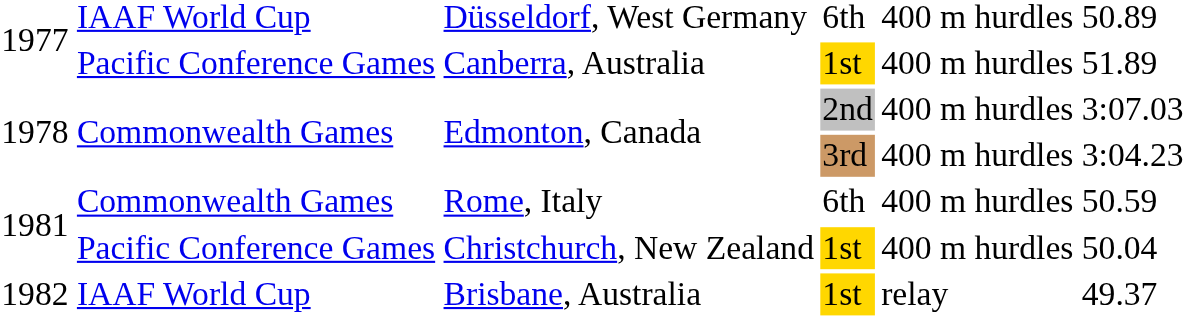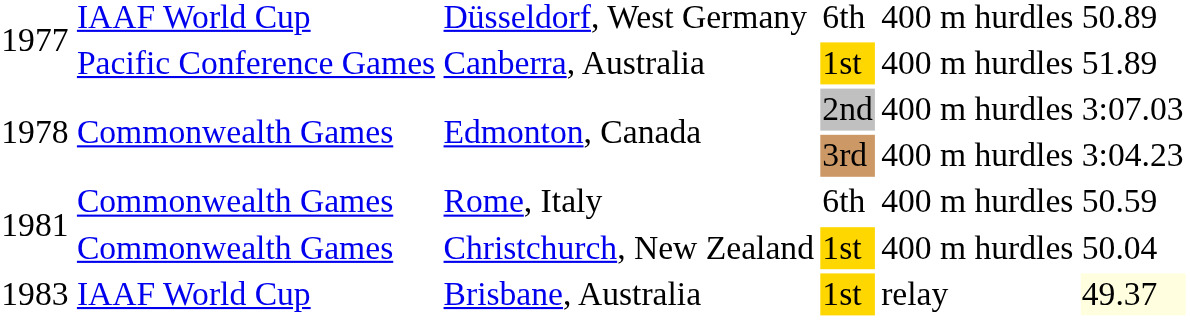(256, 247) Pacific Conference Games -> (235, 247) Commonwealth Games
(35, 293) 1982 -> (35, 293) 1983
(1120, 293) no background -> (1120, 293) lightyellow background
